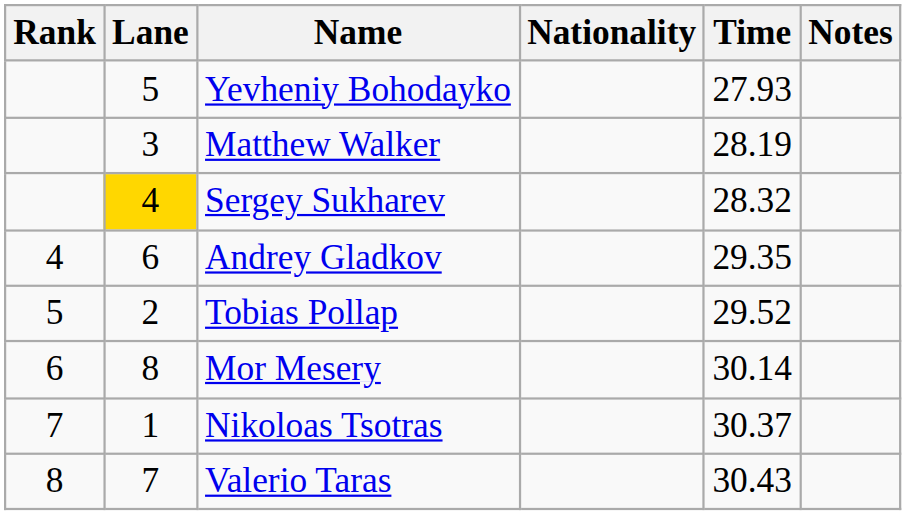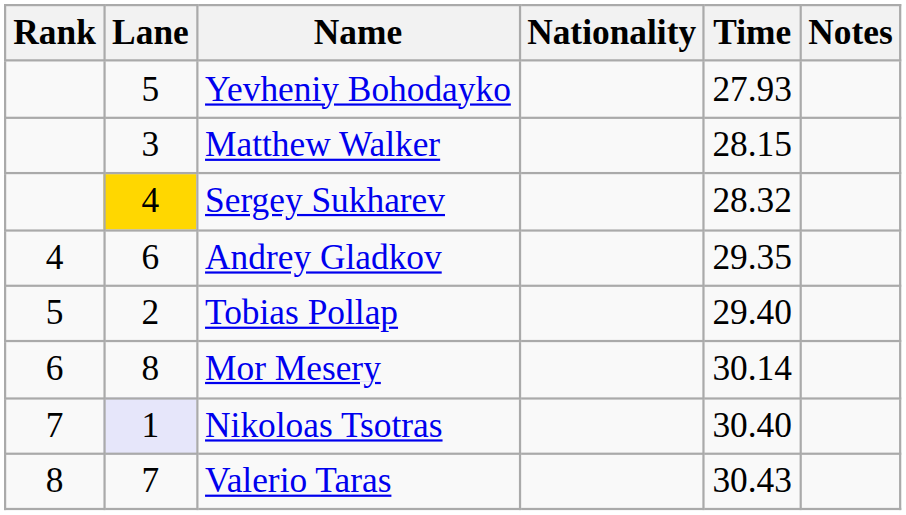(752, 144) 28.19 -> (752, 144) 28.15
(752, 312) 29.52 -> (752, 312) 29.40
(150, 425) no background -> (150, 425) lavender background
(752, 425) 30.37 -> (752, 425) 30.40
